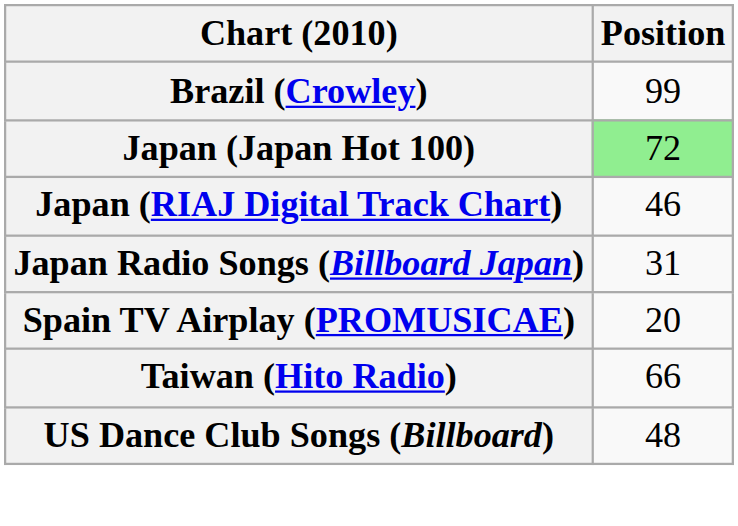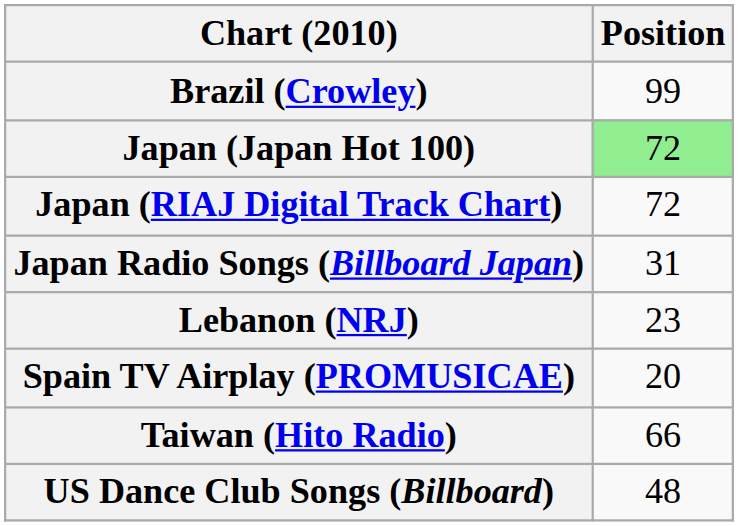(663, 205) 46 -> (663, 205) 72
+ row: (299, 319)
